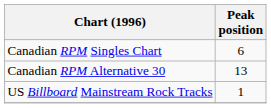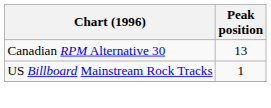- row: (85, 50)
